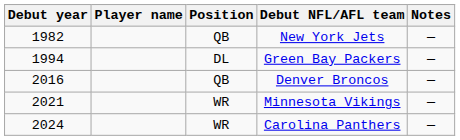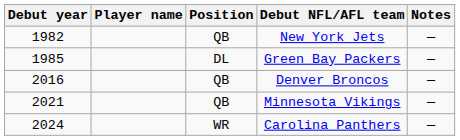(48, 59) 1994 -> (48, 59) 1985
(221, 103) WR -> (221, 103) QB
